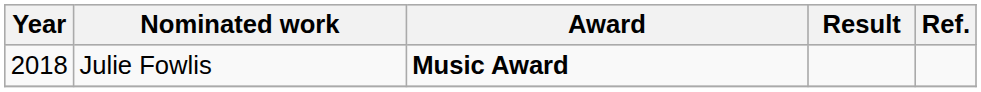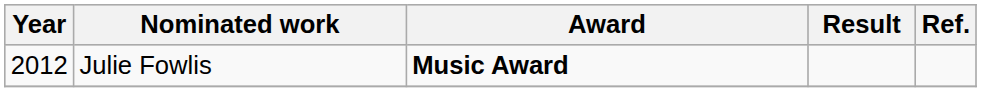(39, 65) 2018 -> (39, 65) 2012
